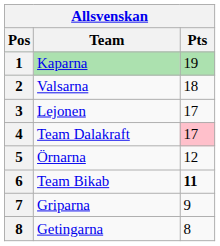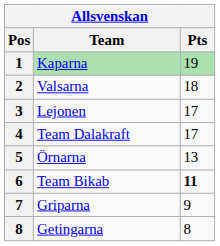(191, 134) pink background -> (191, 134) no background
(191, 157) 12 -> (191, 157) 13
